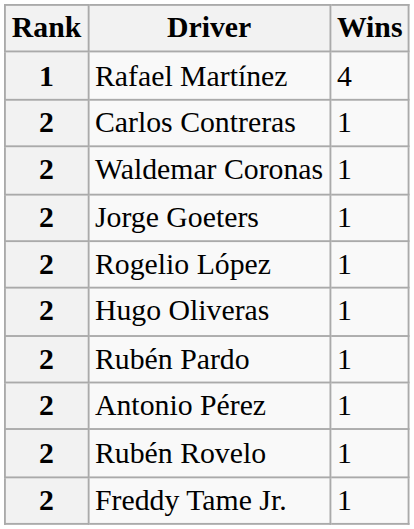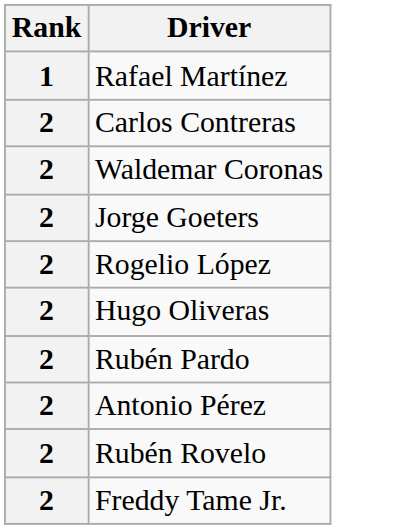- column: (370, 28)
